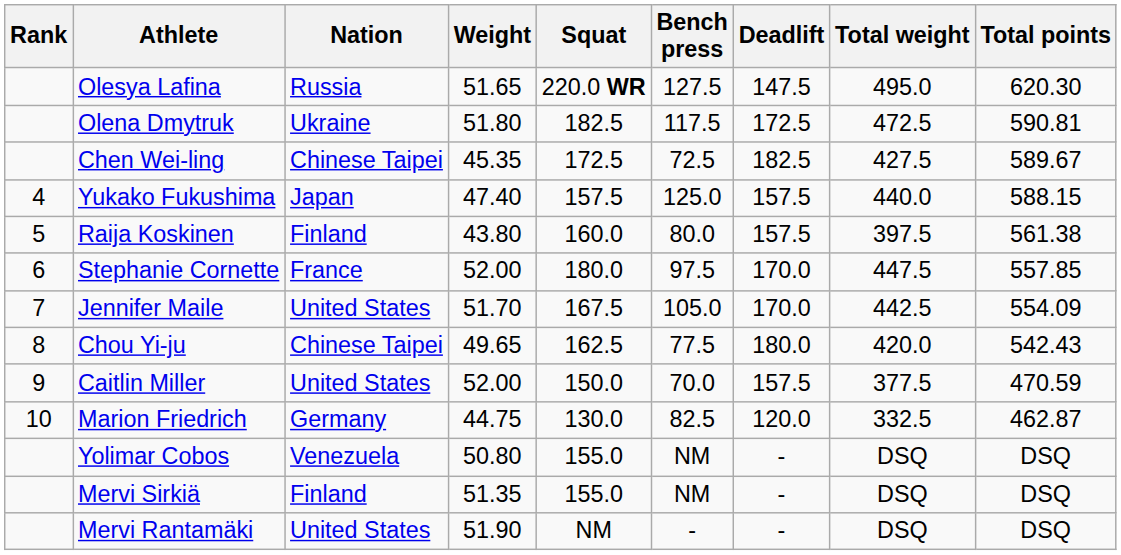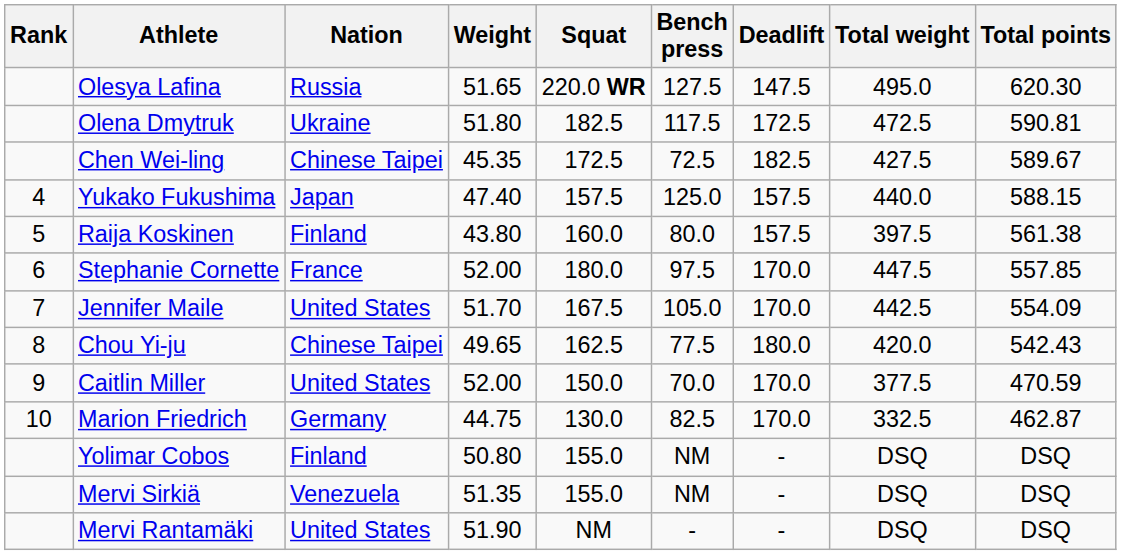(781, 382) 157.5 -> (781, 382) 170.0
(781, 419) 120.0 -> (781, 419) 170.0
(345, 456) Venezuela -> (328, 456) Finland
(328, 493) Finland -> (345, 493) Venezuela
